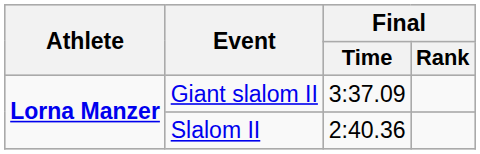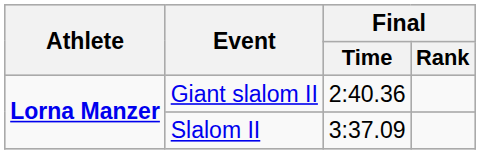(367, 94) 3:37.09 -> (367, 94) 2:40.36
(367, 131) 2:40.36 -> (367, 131) 3:37.09
